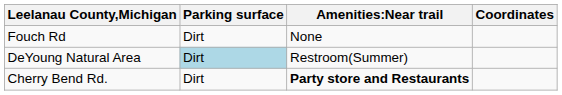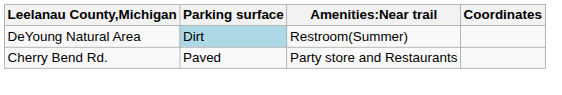- row: (37, 36)
(193, 79) Dirt -> (202, 57) Paved
(380, 79) bold -> (374, 57) normal
